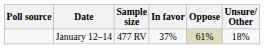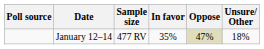(168, 36) 37% -> (168, 36) 35%
(205, 36) 61% -> (205, 36) 47%
